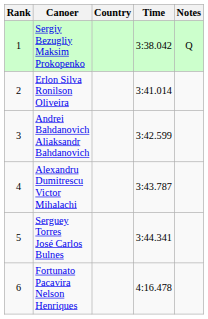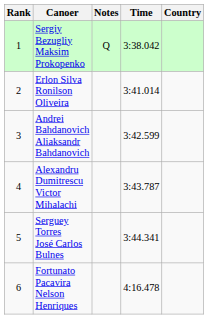columns swapped: (113, 12) <-> (189, 12)
